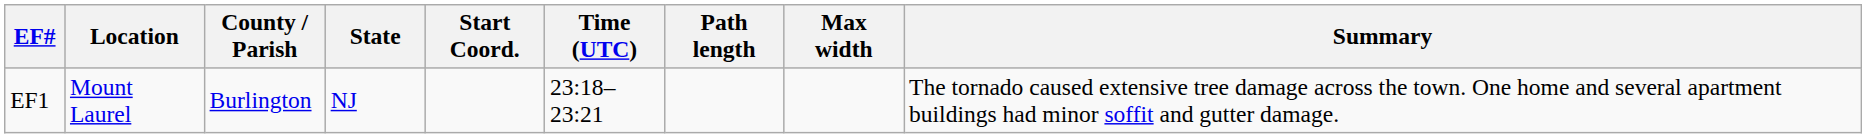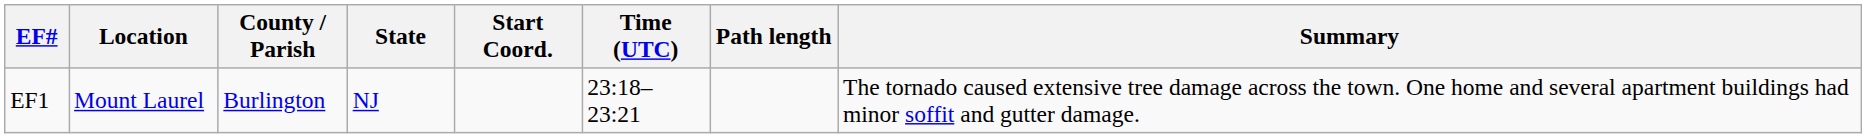- column: (844, 36)
